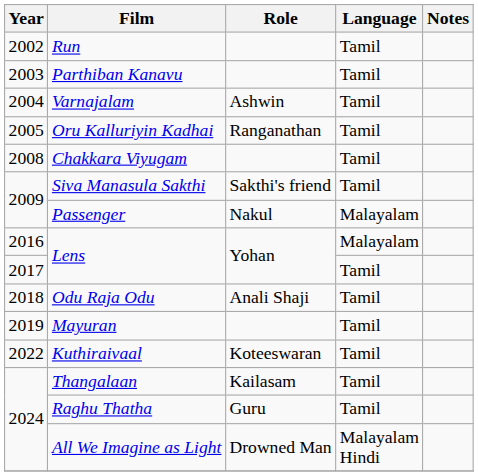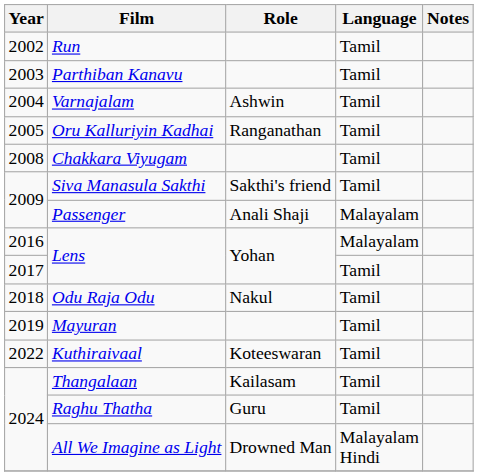(251, 213) Nakul -> (269, 213) Anali Shaji
(269, 297) Anali Shaji -> (251, 297) Nakul
